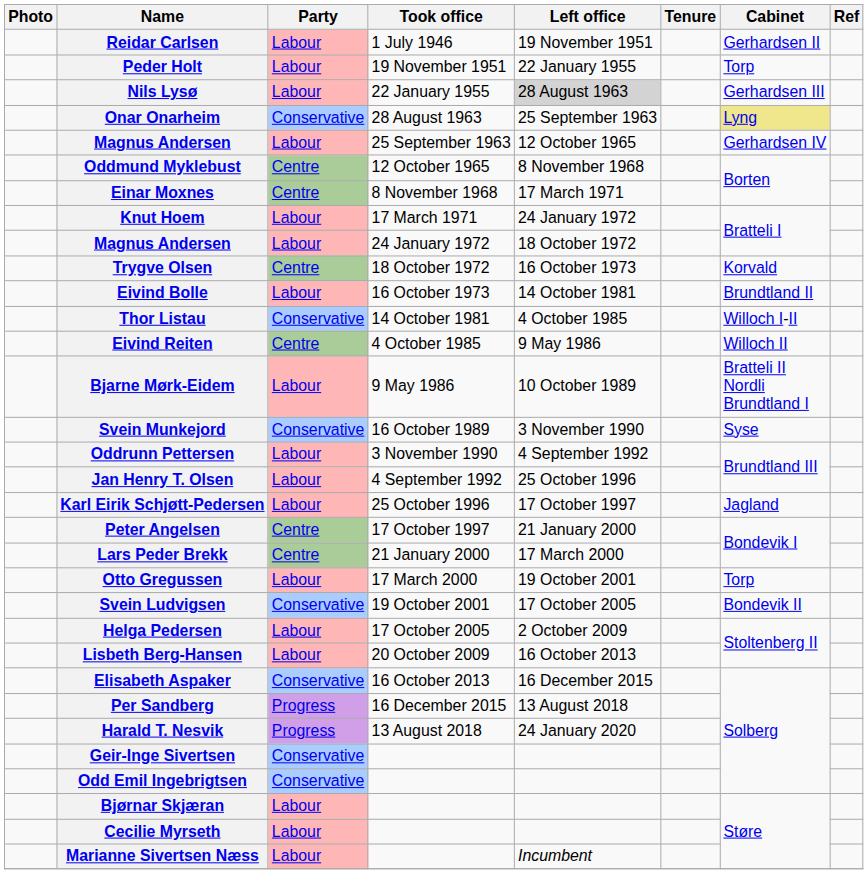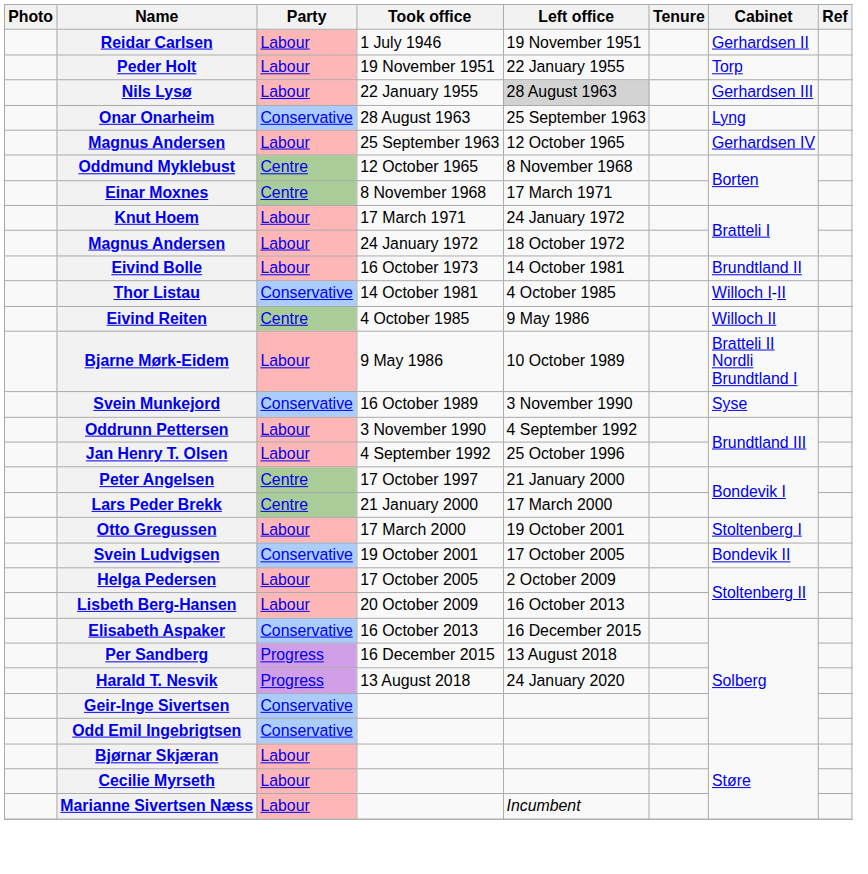(740, 117) khaki background -> (729, 117) no background
- row: (162, 268)
- row: (162, 504)
(739, 580) Torp -> (757, 530) Stoltenberg I
